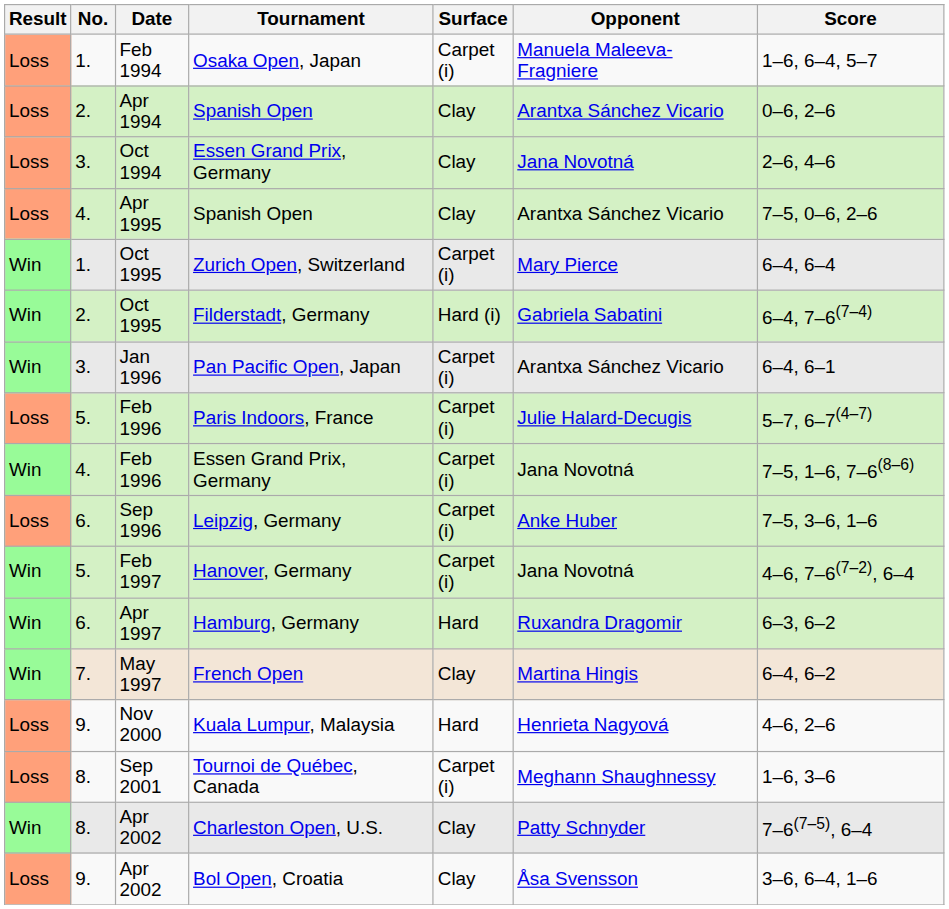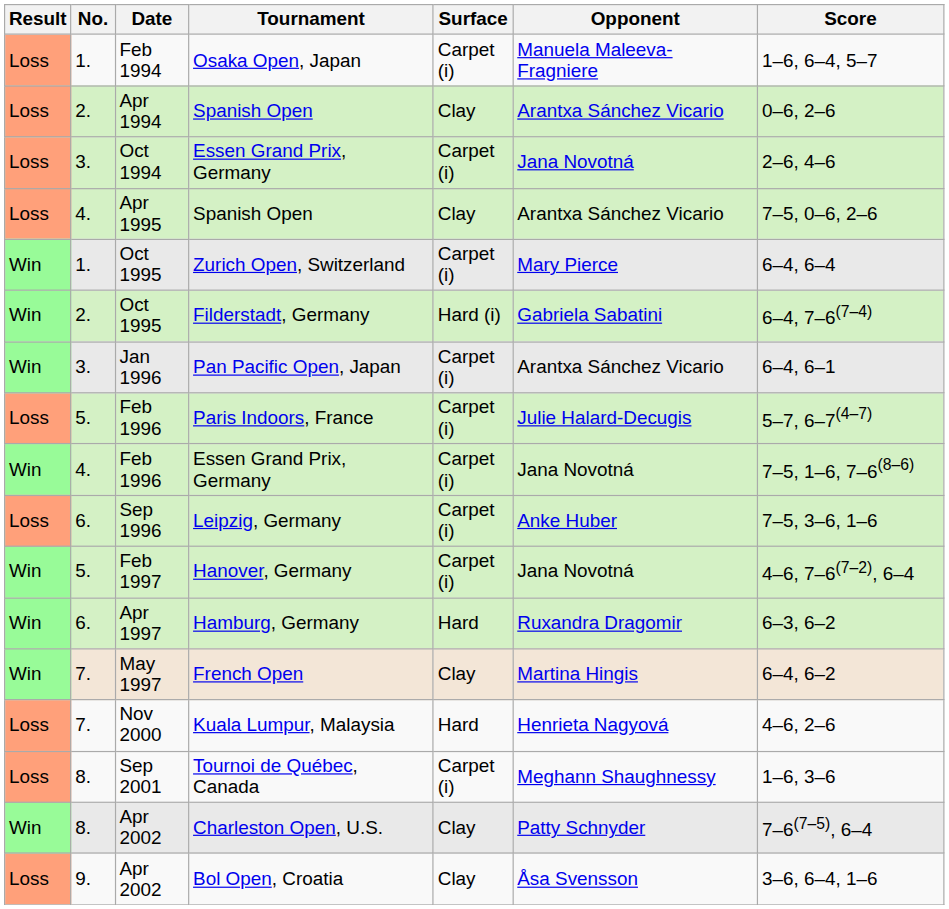(457, 162) Clay -> (466, 162) Carpet (i)
(83, 725) 9. -> (83, 725) 7.
